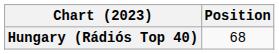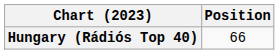(238, 38) 68 -> (238, 38) 66
